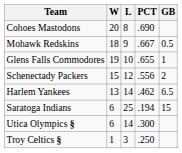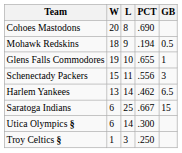(146, 44) .667 -> (146, 44) .194
(128, 76) 12 -> (128, 76) 11
(164, 76) 2 -> (164, 76) 3
(146, 108) .194 -> (146, 108) .667
